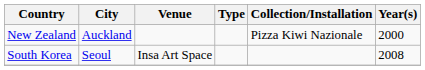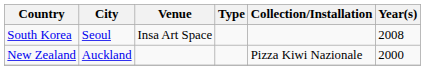rows swapped: (42, 34) <-> (40, 55)
